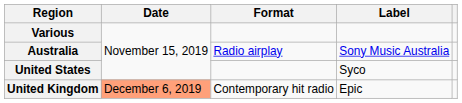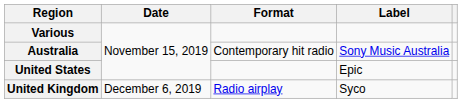(248, 51) Radio airplay -> (274, 51) Contemporary hit radio
(352, 70) Syco -> (351, 70) Epic
(153, 88) lightsalmon background -> (153, 88) no background
(274, 88) Contemporary hit radio -> (248, 88) Radio airplay
(351, 88) Epic -> (352, 88) Syco
